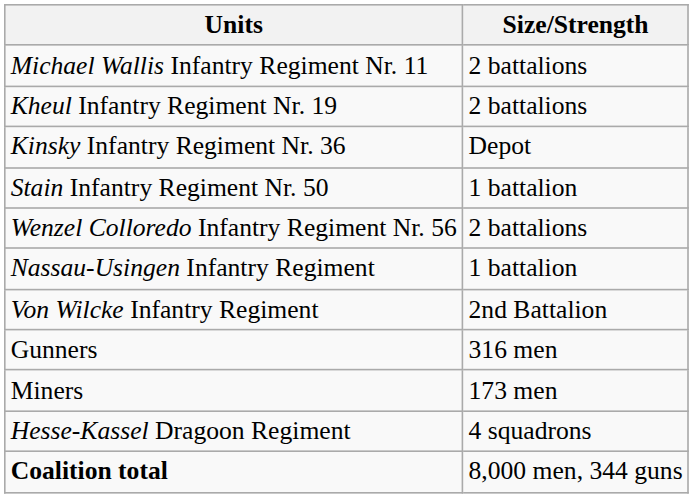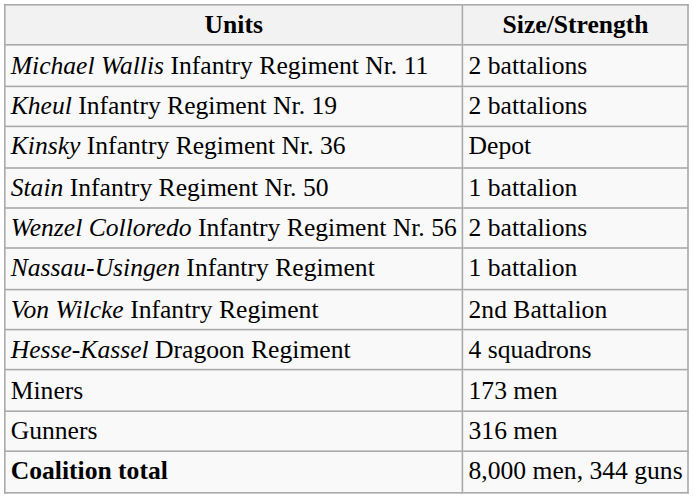rows swapped: (54, 349) <-> (181, 430)
